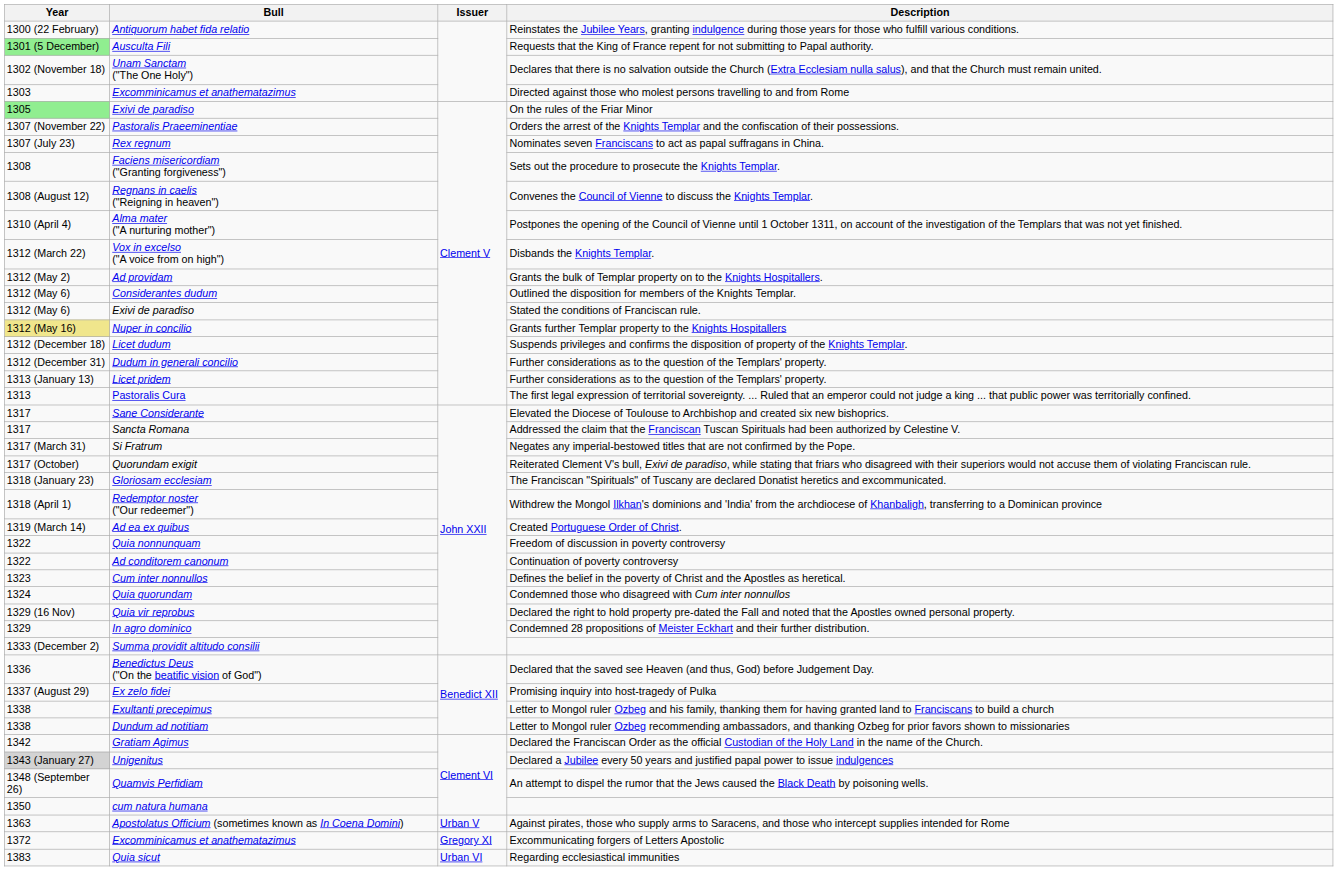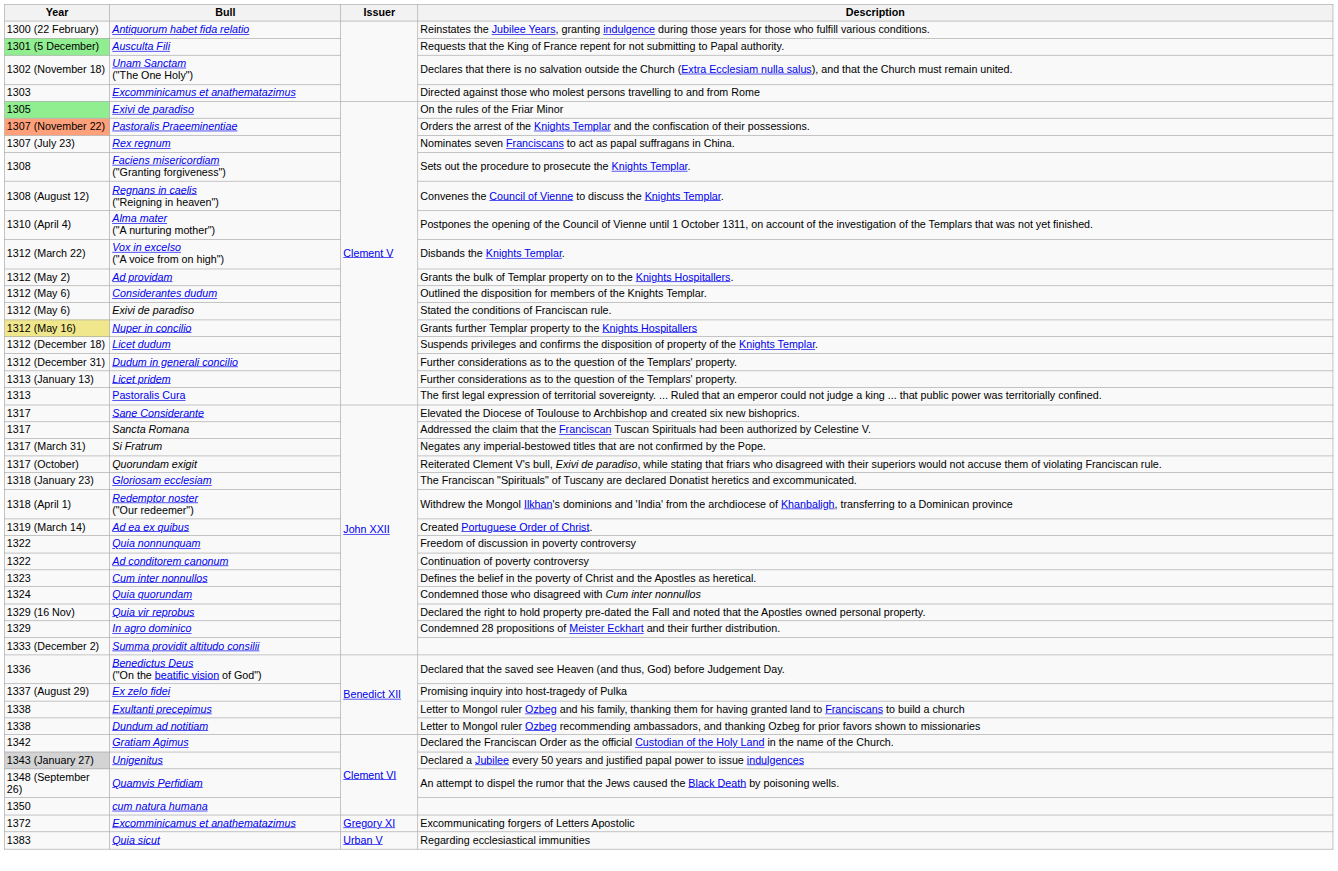(56, 127) no background -> (56, 127) lightsalmon background
- row: (258, 823)
(461, 857) Urban VI -> (363, 840) Urban V
